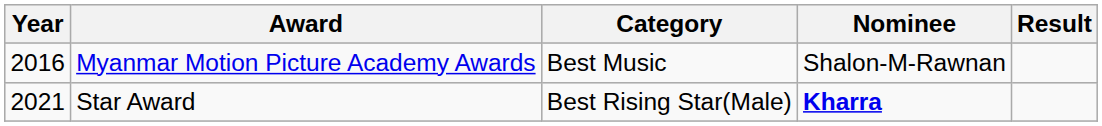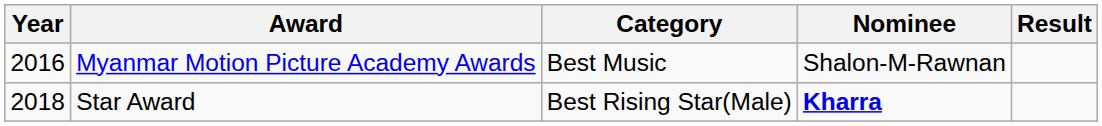(38, 101) 2021 -> (38, 101) 2018
